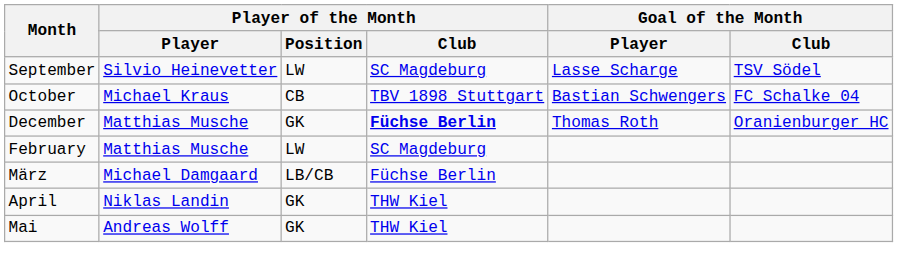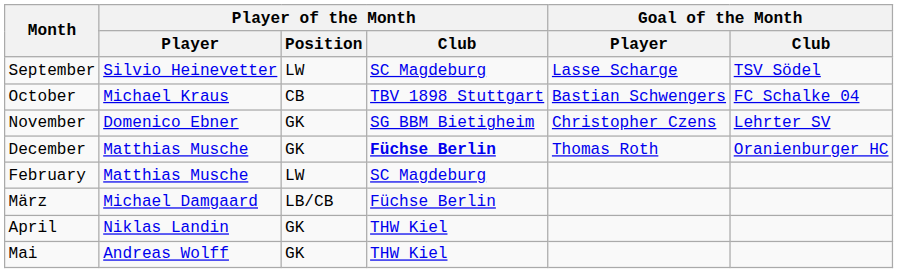+ row: (47, 123)
